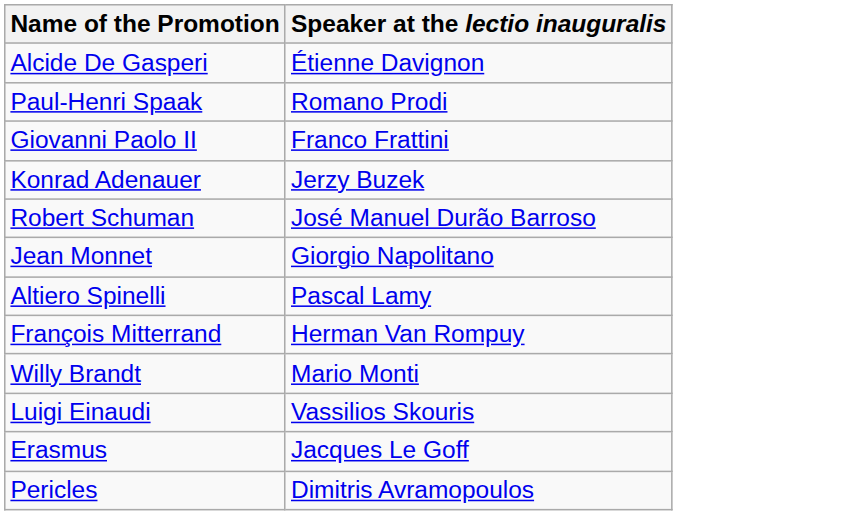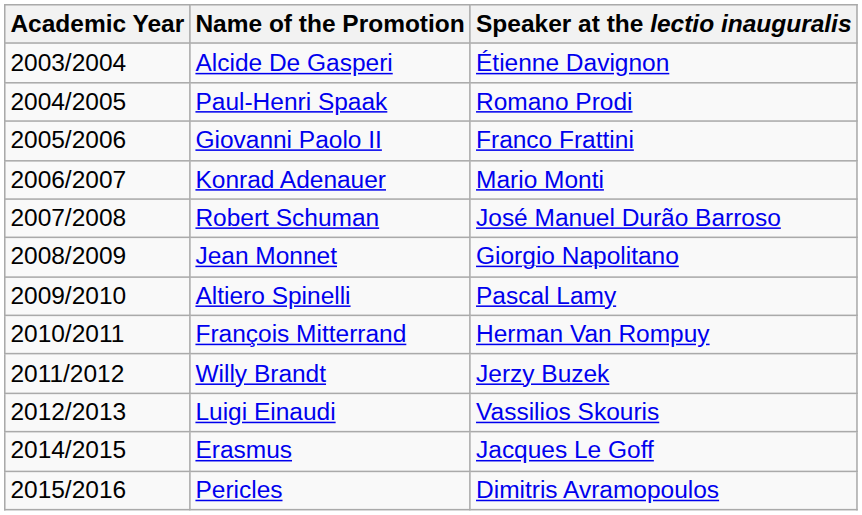+ column: (97, 23)
(358, 179) Jerzy Buzek -> (540, 179) Mario Monti
(355, 373) Mario Monti -> (543, 373) Jerzy Buzek
